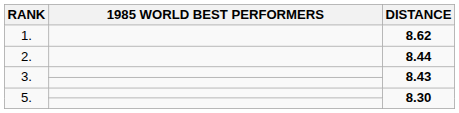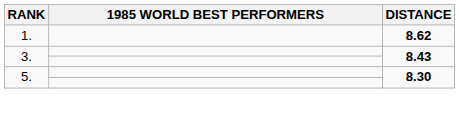- row: (26, 56)
